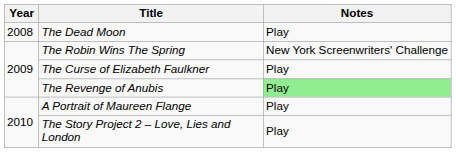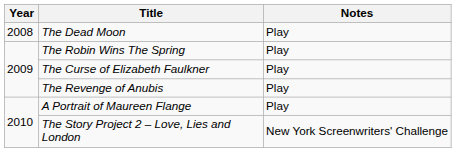(357, 50) New York Screenwriters' Challenge -> (277, 50) Play
(277, 87) lightgreen background -> (277, 87) no background
(277, 131) Play -> (357, 131) New York Screenwriters' Challenge
